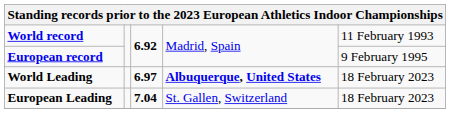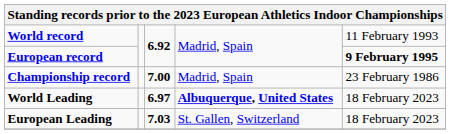(384, 56) normal -> (392, 56) bold
+ row: (69, 77)
(145, 98) 7.04 -> (159, 118) 7.03
